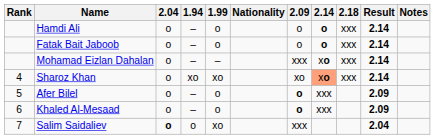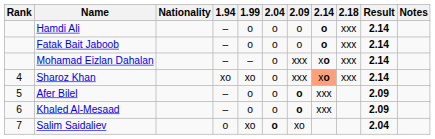columns swapped: (259, 12) <-> (168, 12)
(299, 77) xo -> (299, 77) xxx
(299, 126) xxx -> (299, 126) xo
